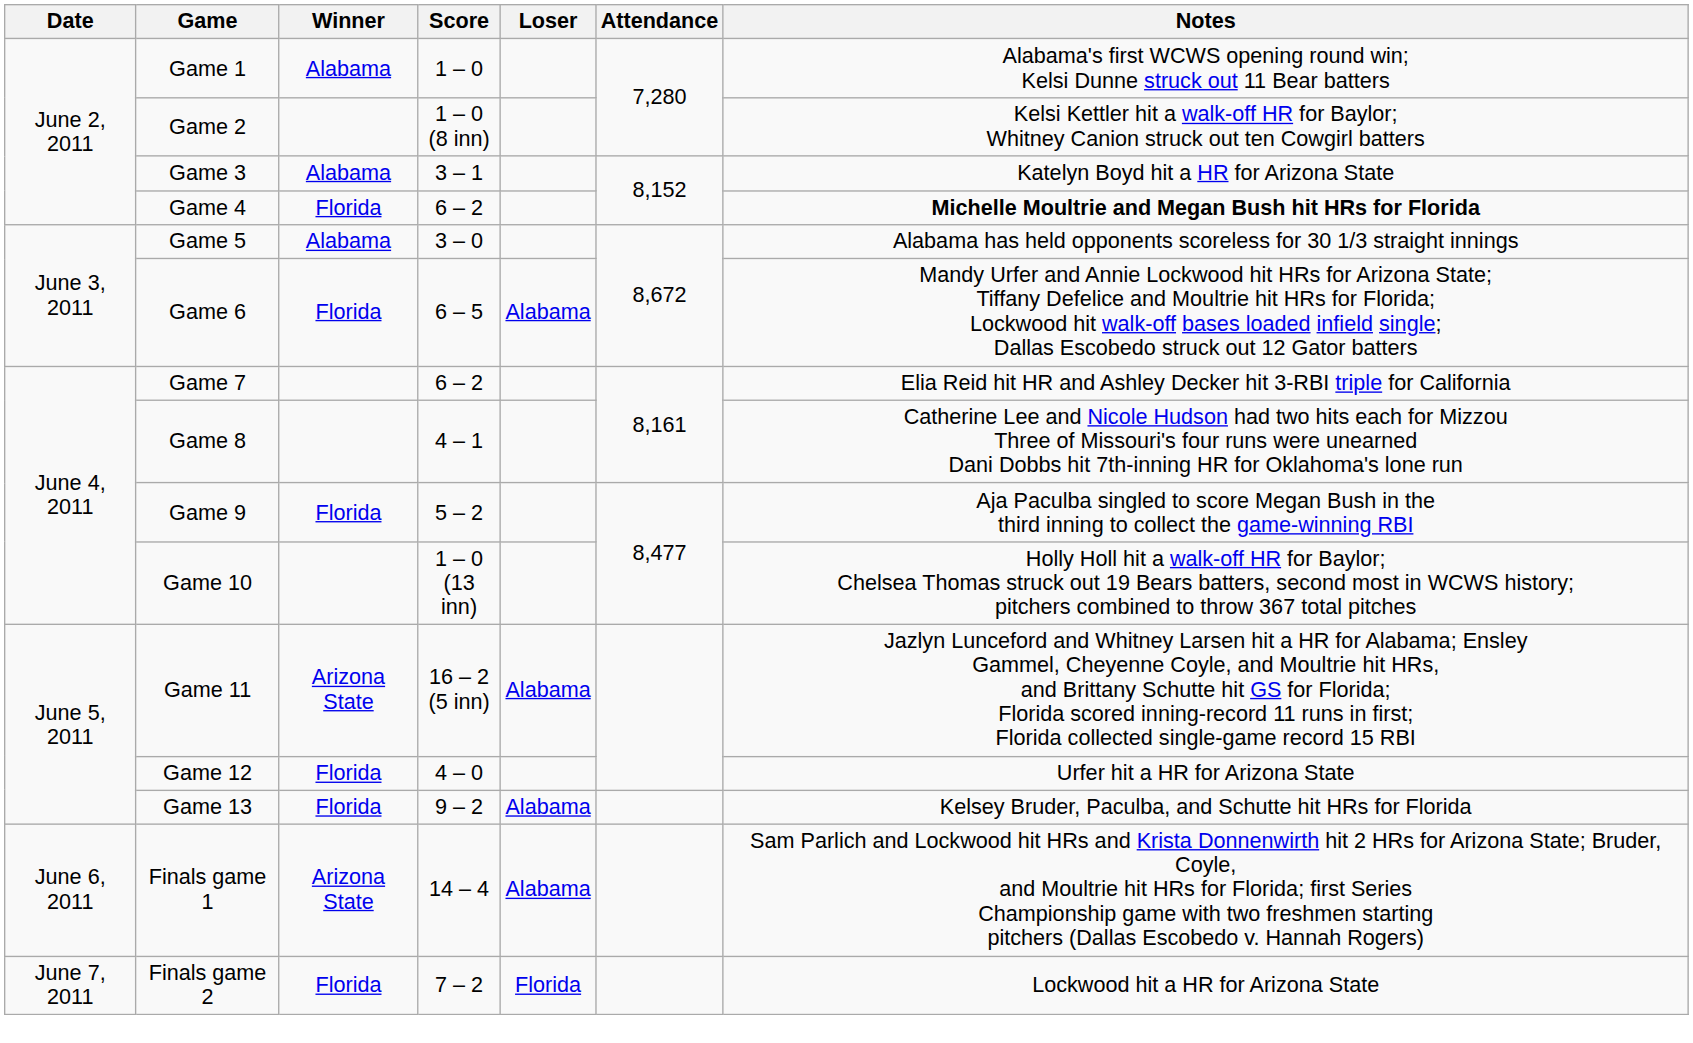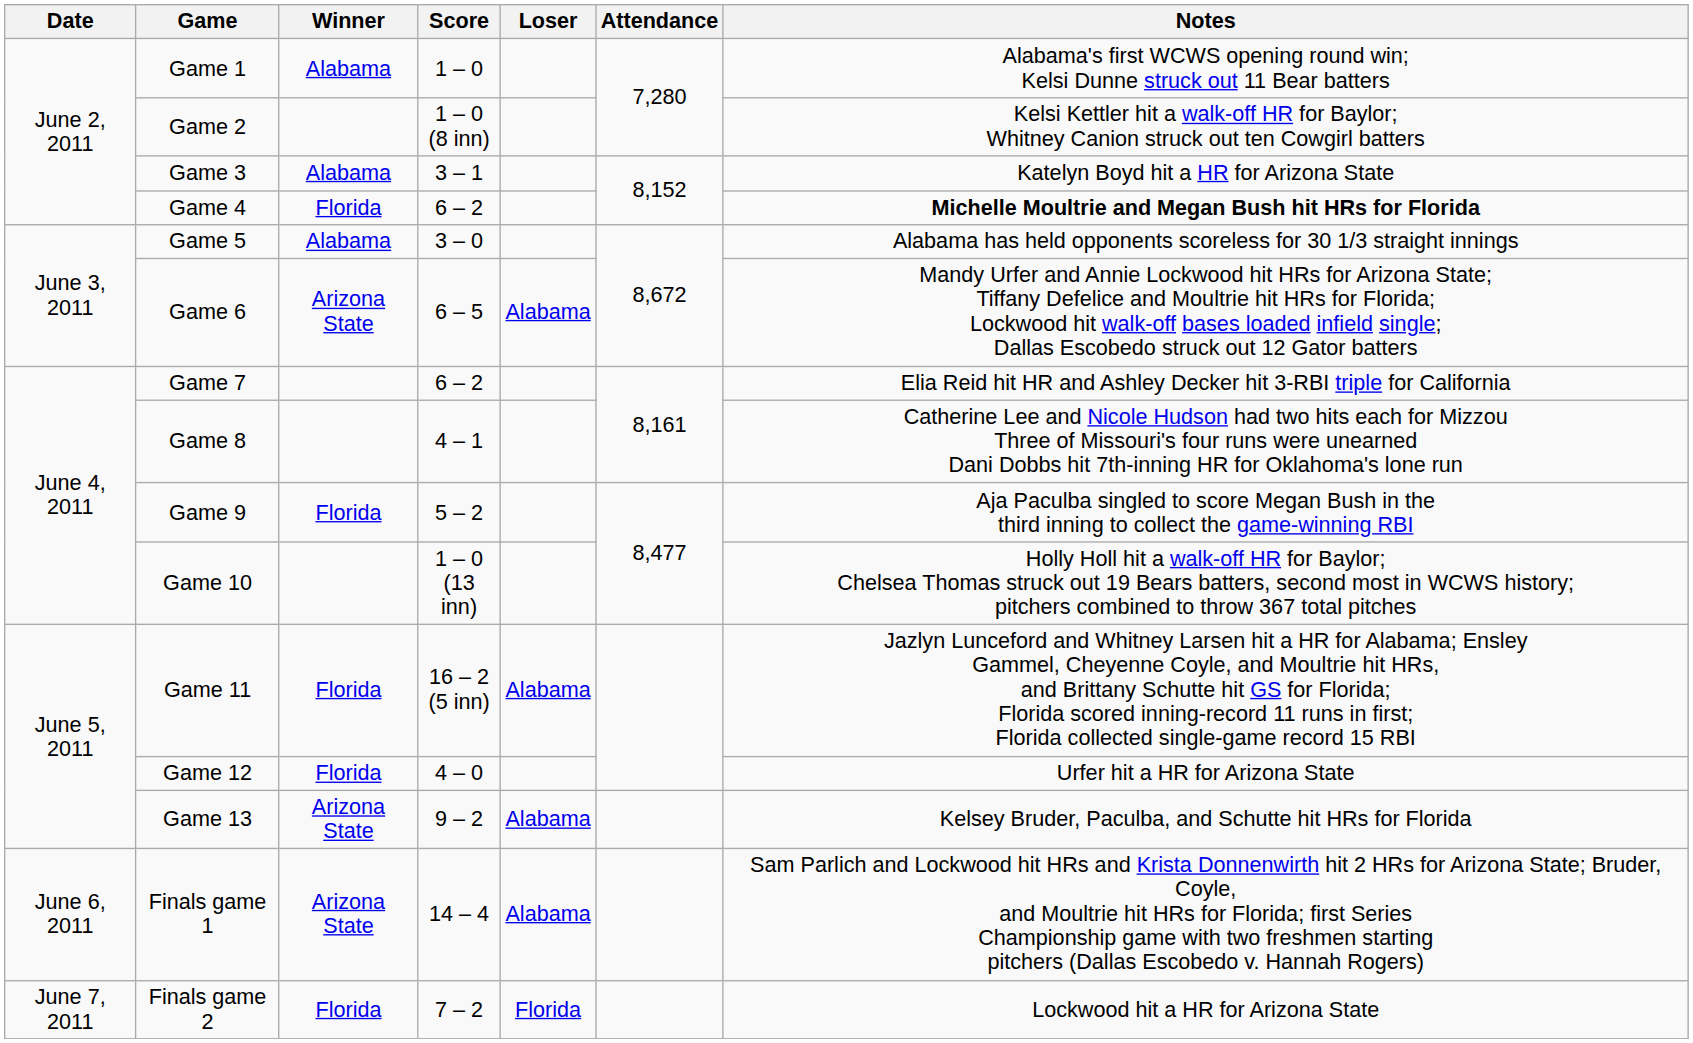(348, 312) Florida -> (348, 312) Arizona State
(348, 690) Arizona State -> (348, 690) Florida
(348, 807) Florida -> (348, 819) Arizona State
